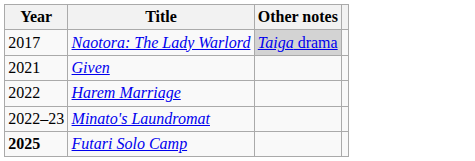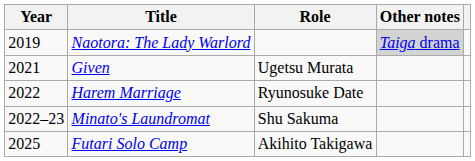+ column: (315, 17)
(24, 42) 2017 -> (24, 42) 2019
(24, 144) bold -> (24, 144) normal
